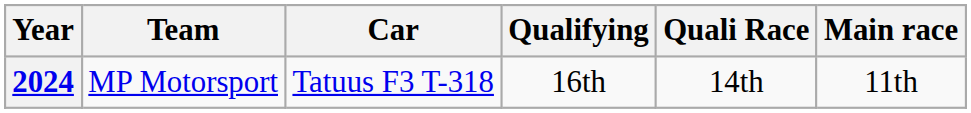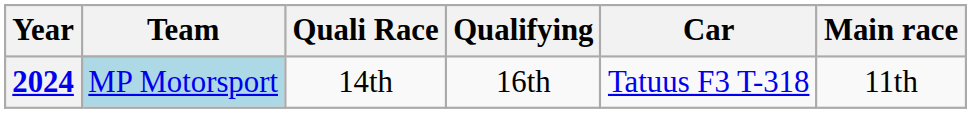columns swapped: (393, 30) <-> (736, 30)
(183, 81) no background -> (183, 81) lightblue background
